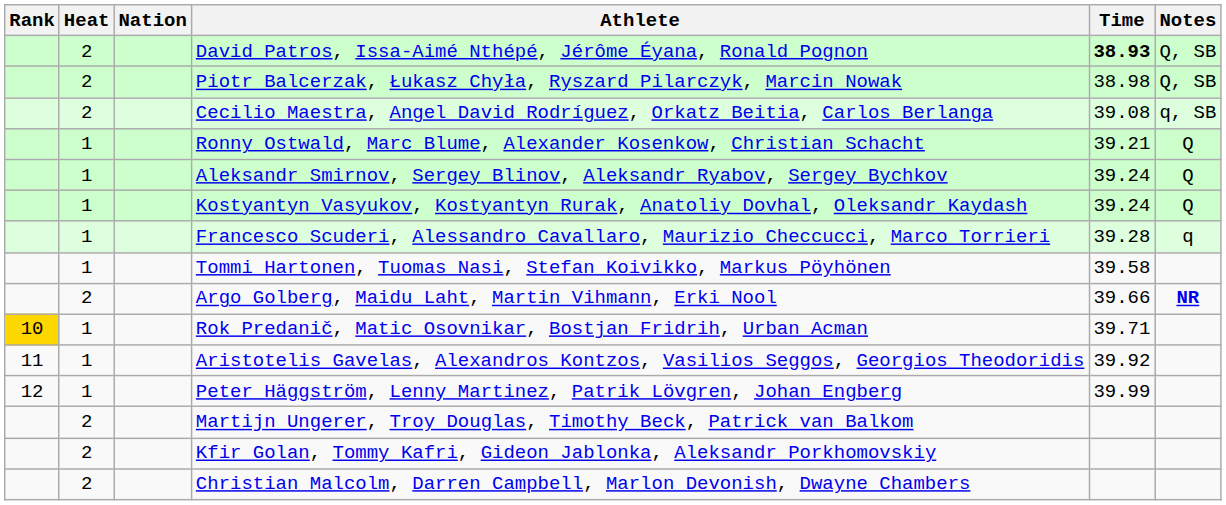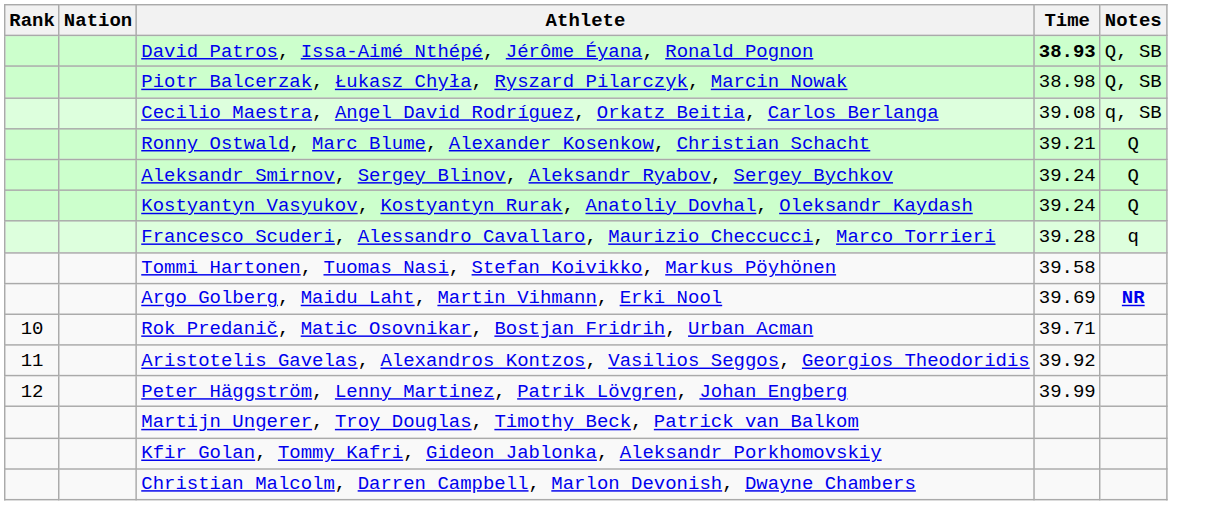- column: (87, 20)
(1122, 299) 39.66 -> (1067, 299) 39.69
(32, 330) gold background -> (32, 330) no background
